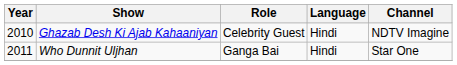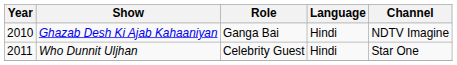(264, 32) Celebrity Guest -> (251, 32) Ganga Bai
(251, 51) Ganga Bai -> (264, 51) Celebrity Guest
